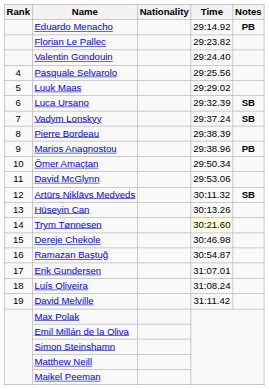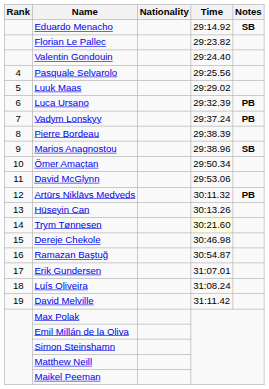(248, 27) PB -> (248, 27) SB
(248, 103) SB -> (248, 103) PB
(248, 118) SB -> (248, 118) PB
(248, 149) PB -> (248, 149) SB
(248, 194) SB -> (248, 194) PB
